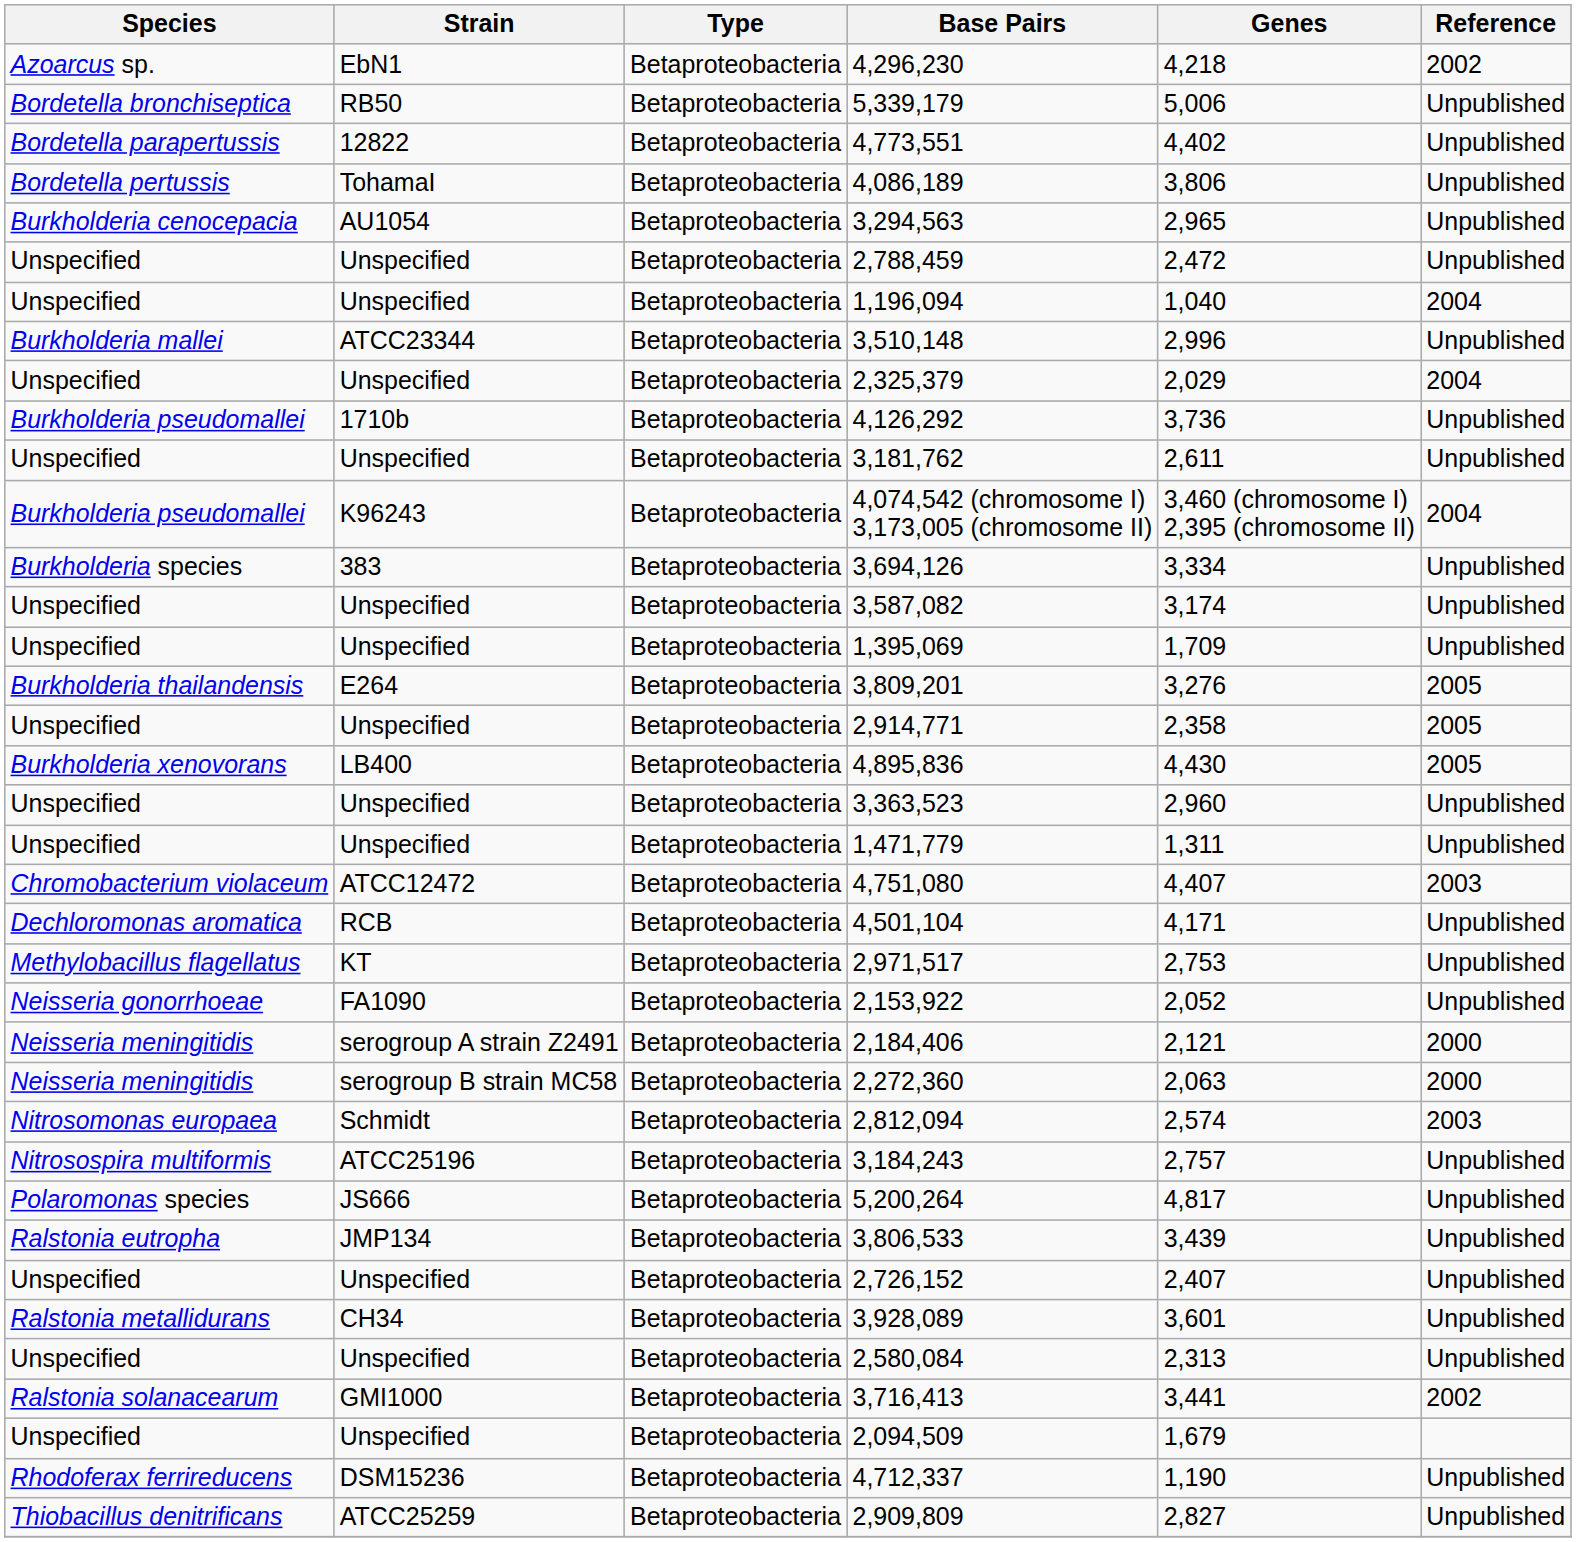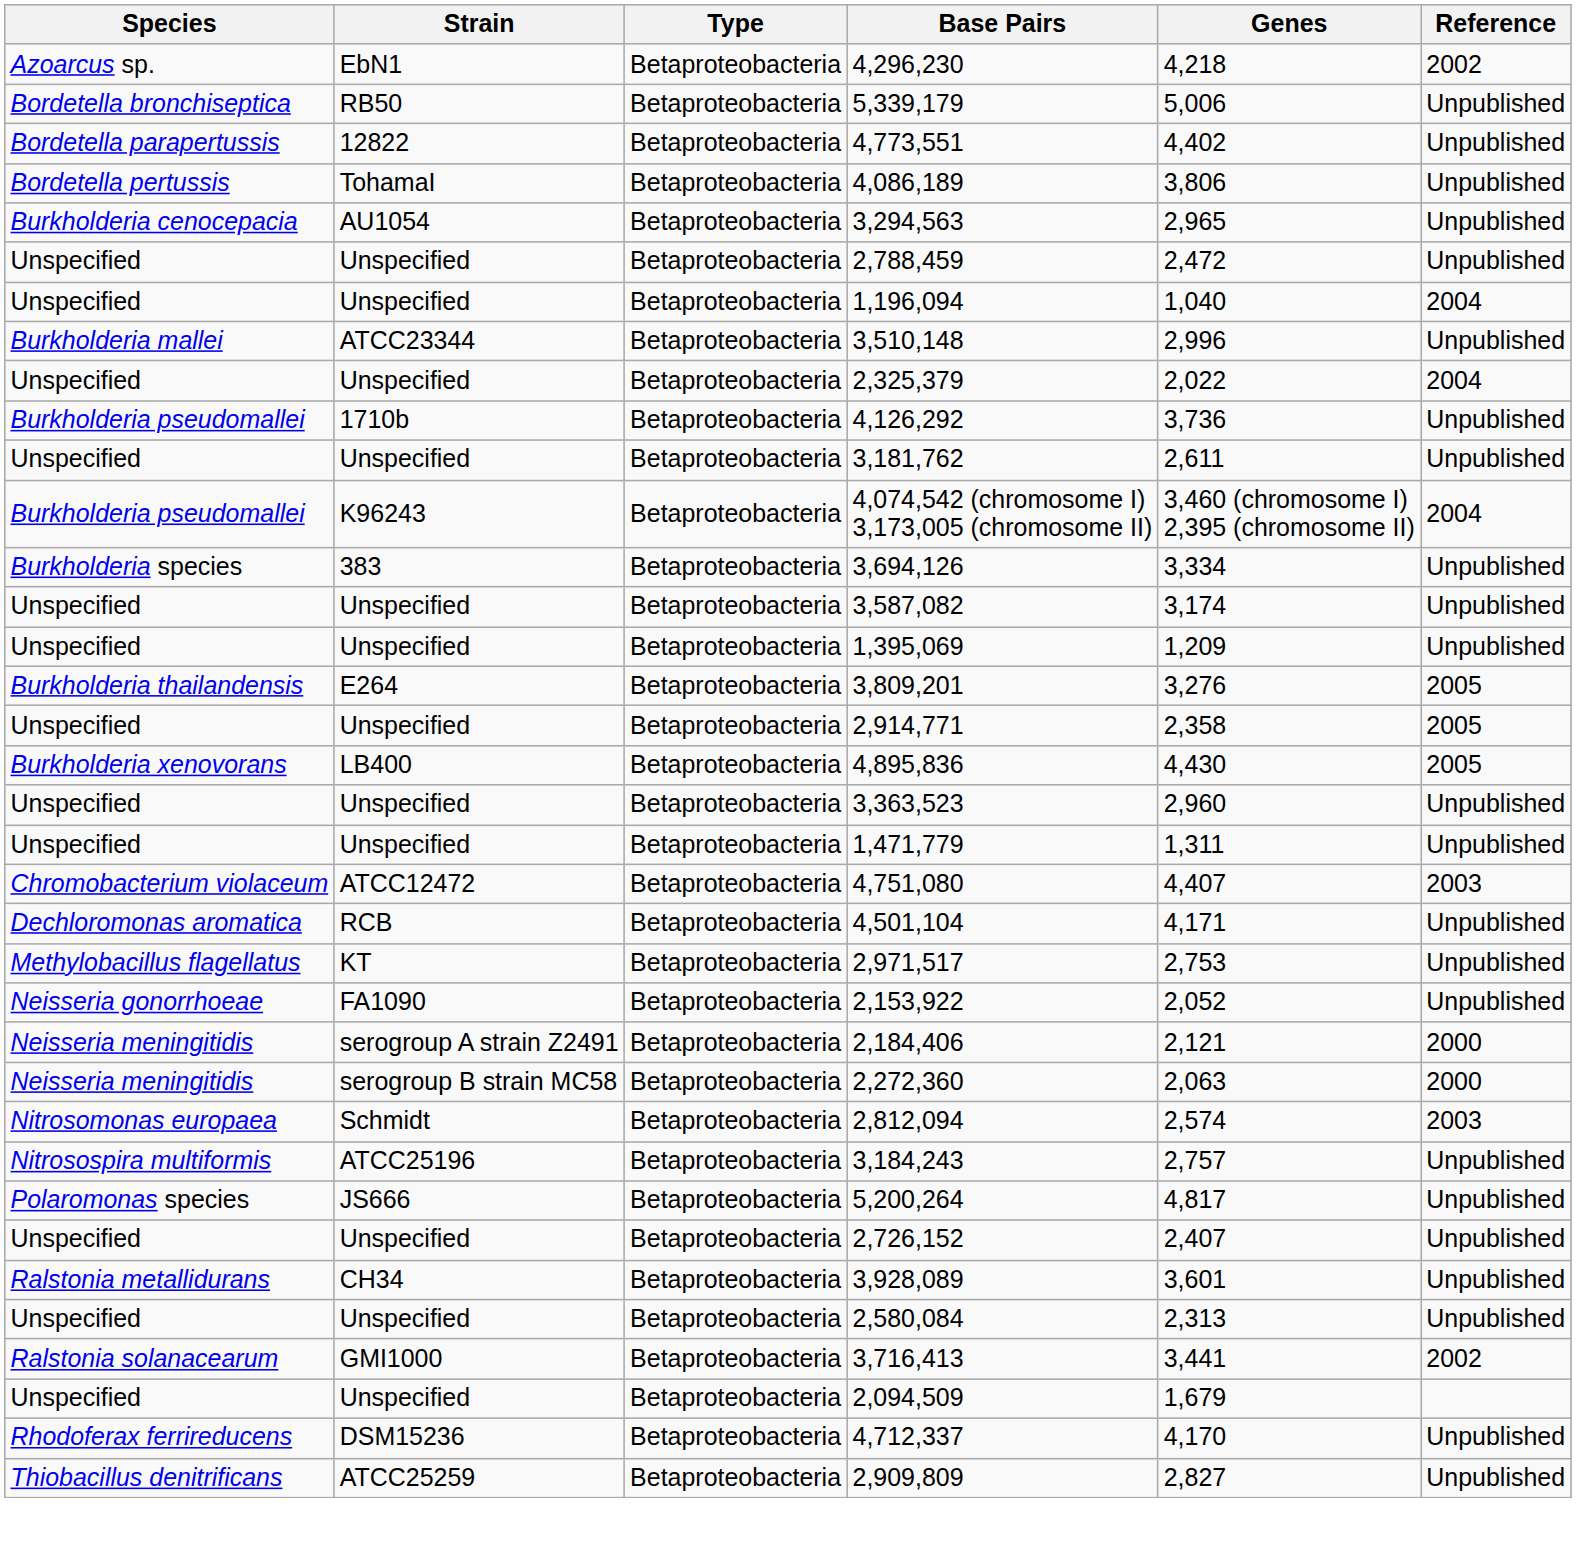(1195, 380) 2,029 -> (1195, 380) 2,022
(1195, 646) 1,709 -> (1195, 646) 1,209
- row: (908, 1239)
(1195, 1477) 1,190 -> (1195, 1437) 4,170
